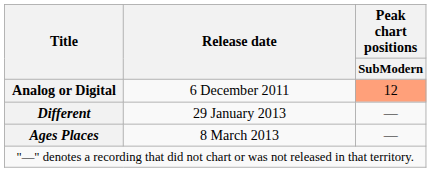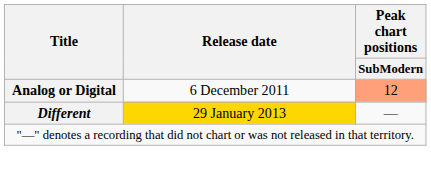(239, 112) no background -> (239, 112) gold background
- row: (64, 135)
